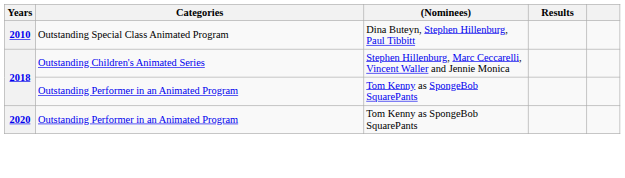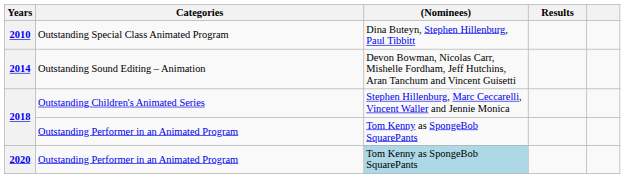+ row: (20, 69)
(422, 119) no background -> (422, 159) lightblue background
